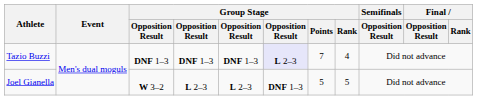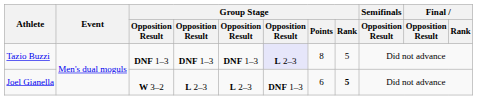(321, 56) 7 -> (321, 56) 8
(347, 56) 4 -> (347, 56) 5
(321, 82) 5 -> (321, 82) 6
(347, 82) normal -> (347, 82) bold
